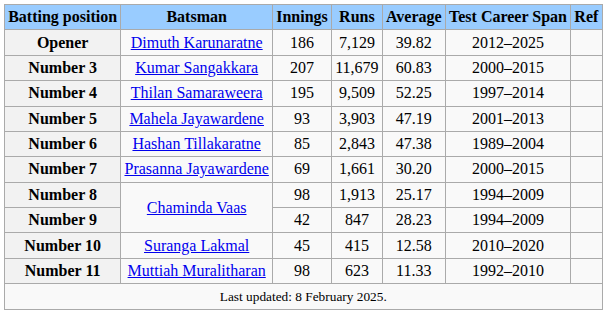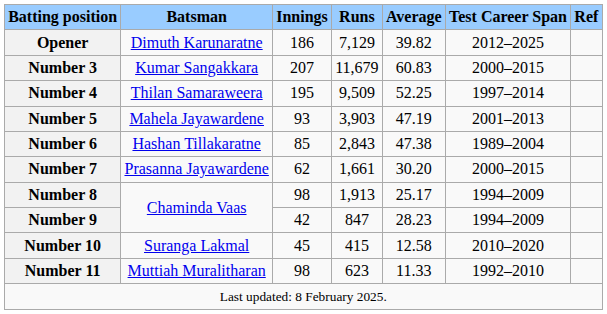(302, 169) 69 -> (302, 169) 62
